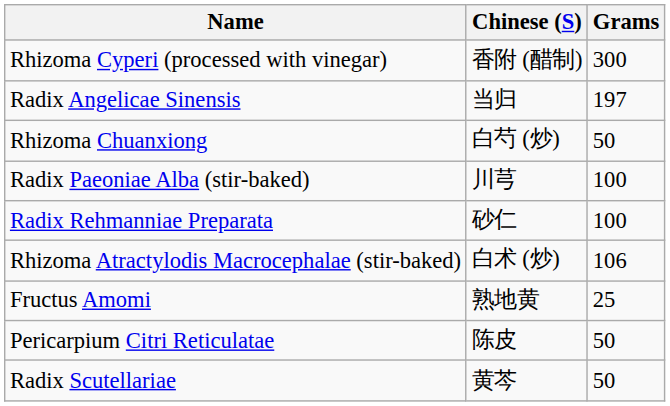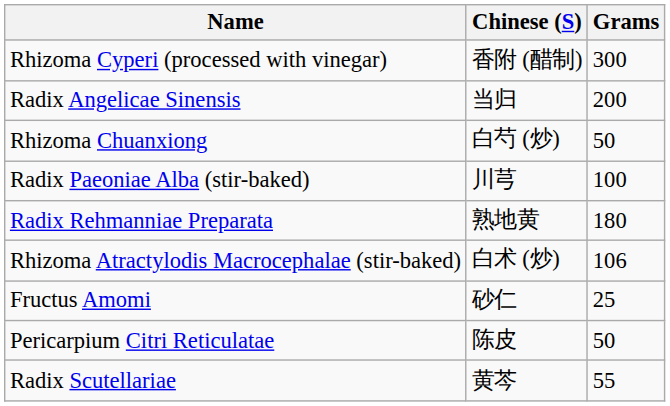(610, 100) 197 -> (610, 100) 200
(494, 219) 砂仁 -> (505, 219) 熟地黄
(610, 220) 100 -> (610, 220) 180
(505, 299) 熟地黄 -> (494, 299) 砂仁
(604, 380) 50 -> (604, 380) 55
